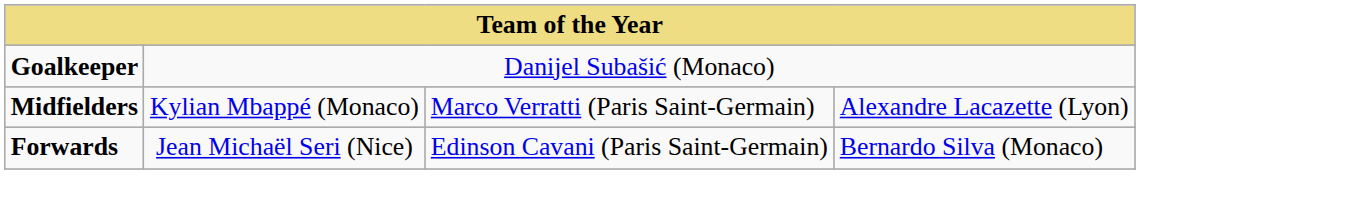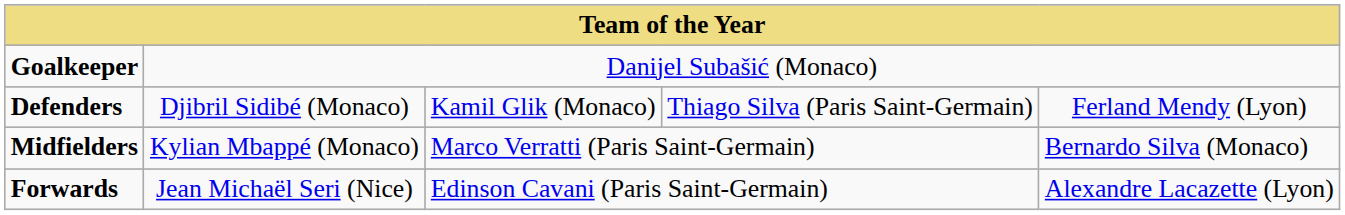+ row: (67, 106)
(984, 106) Alexandre Lacazette (Lyon) -> (1176, 147) Bernardo Silva (Monaco)
(971, 147) Bernardo Silva (Monaco) -> (1189, 188) Alexandre Lacazette (Lyon)
